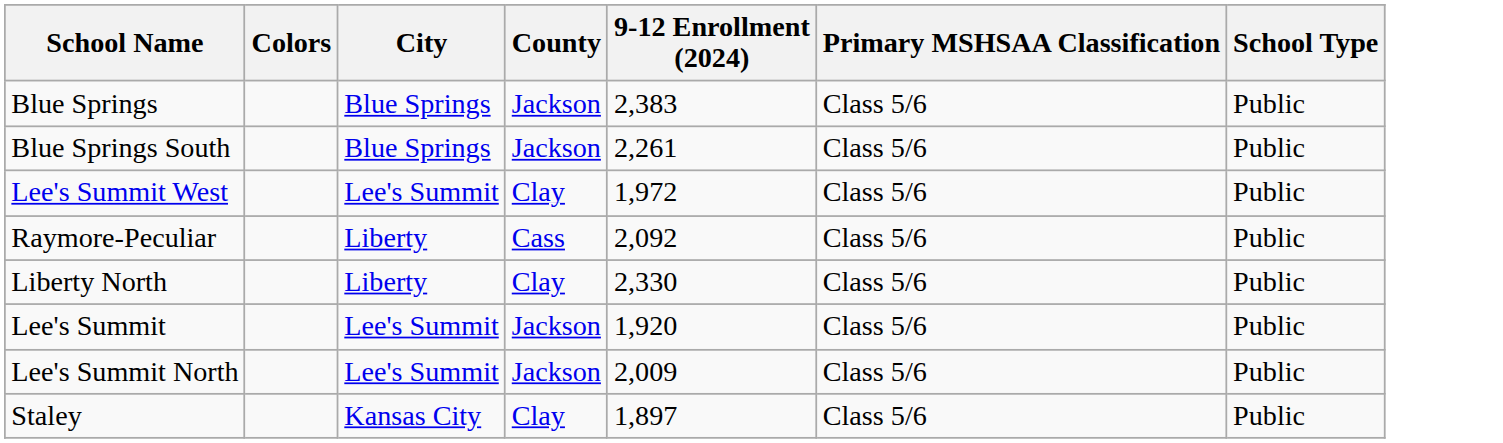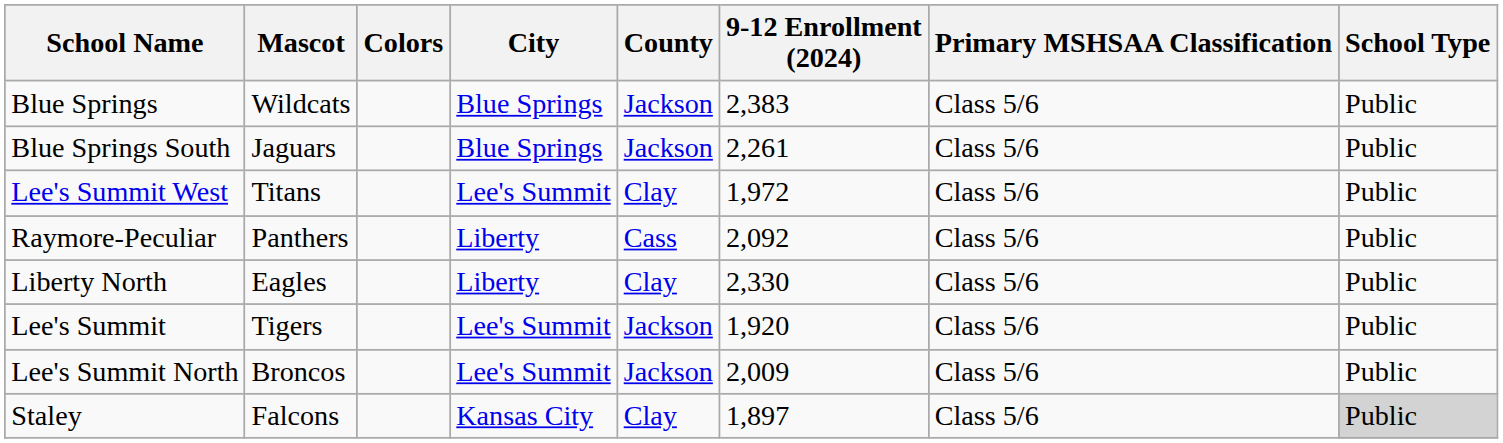+ column: (301, 42)
(1269, 415) no background -> (1381, 415) lightgrey background
